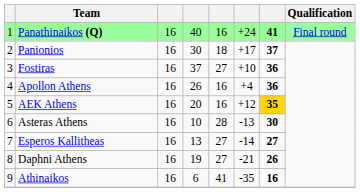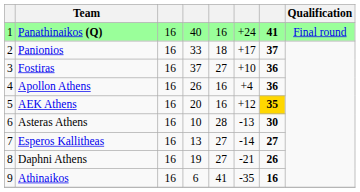(196, 50) 30 -> (196, 50) 33
